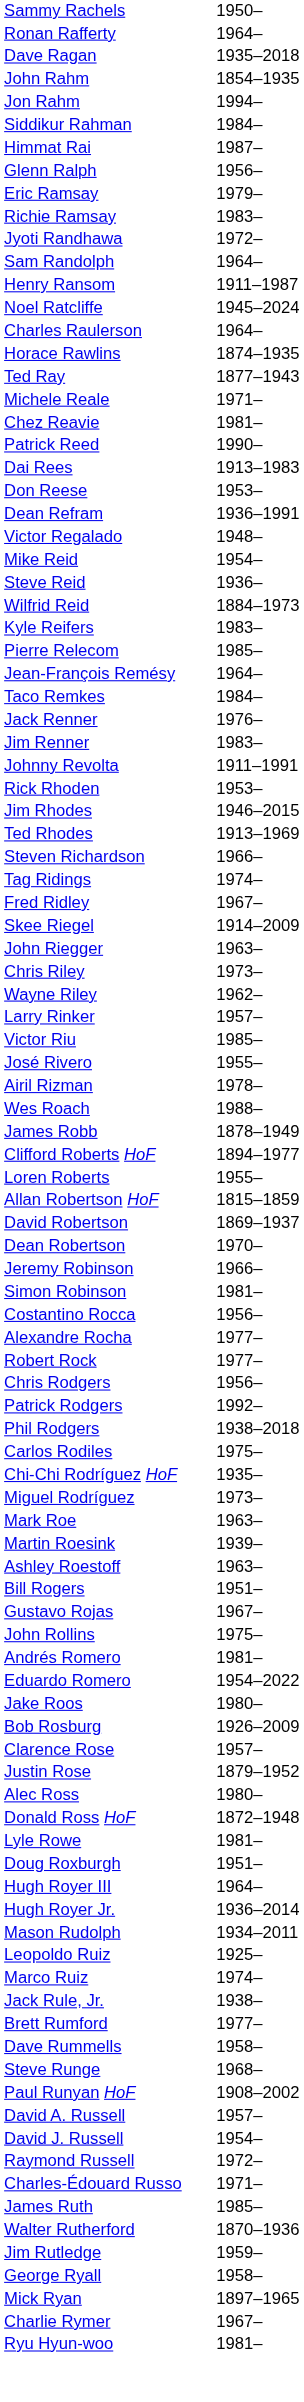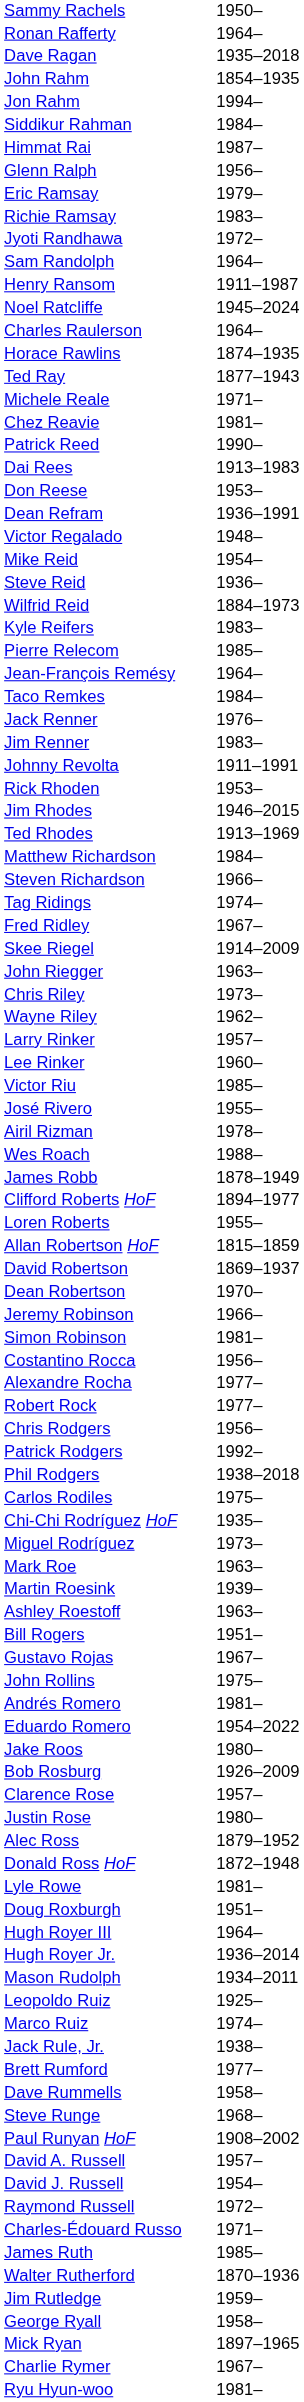+ row: (80, 857)
+ row: (44, 1062)
(258, 1772) 1879–1952 -> (239, 1817) 1980–
(239, 1795) 1980– -> (258, 1840) 1879–1952
